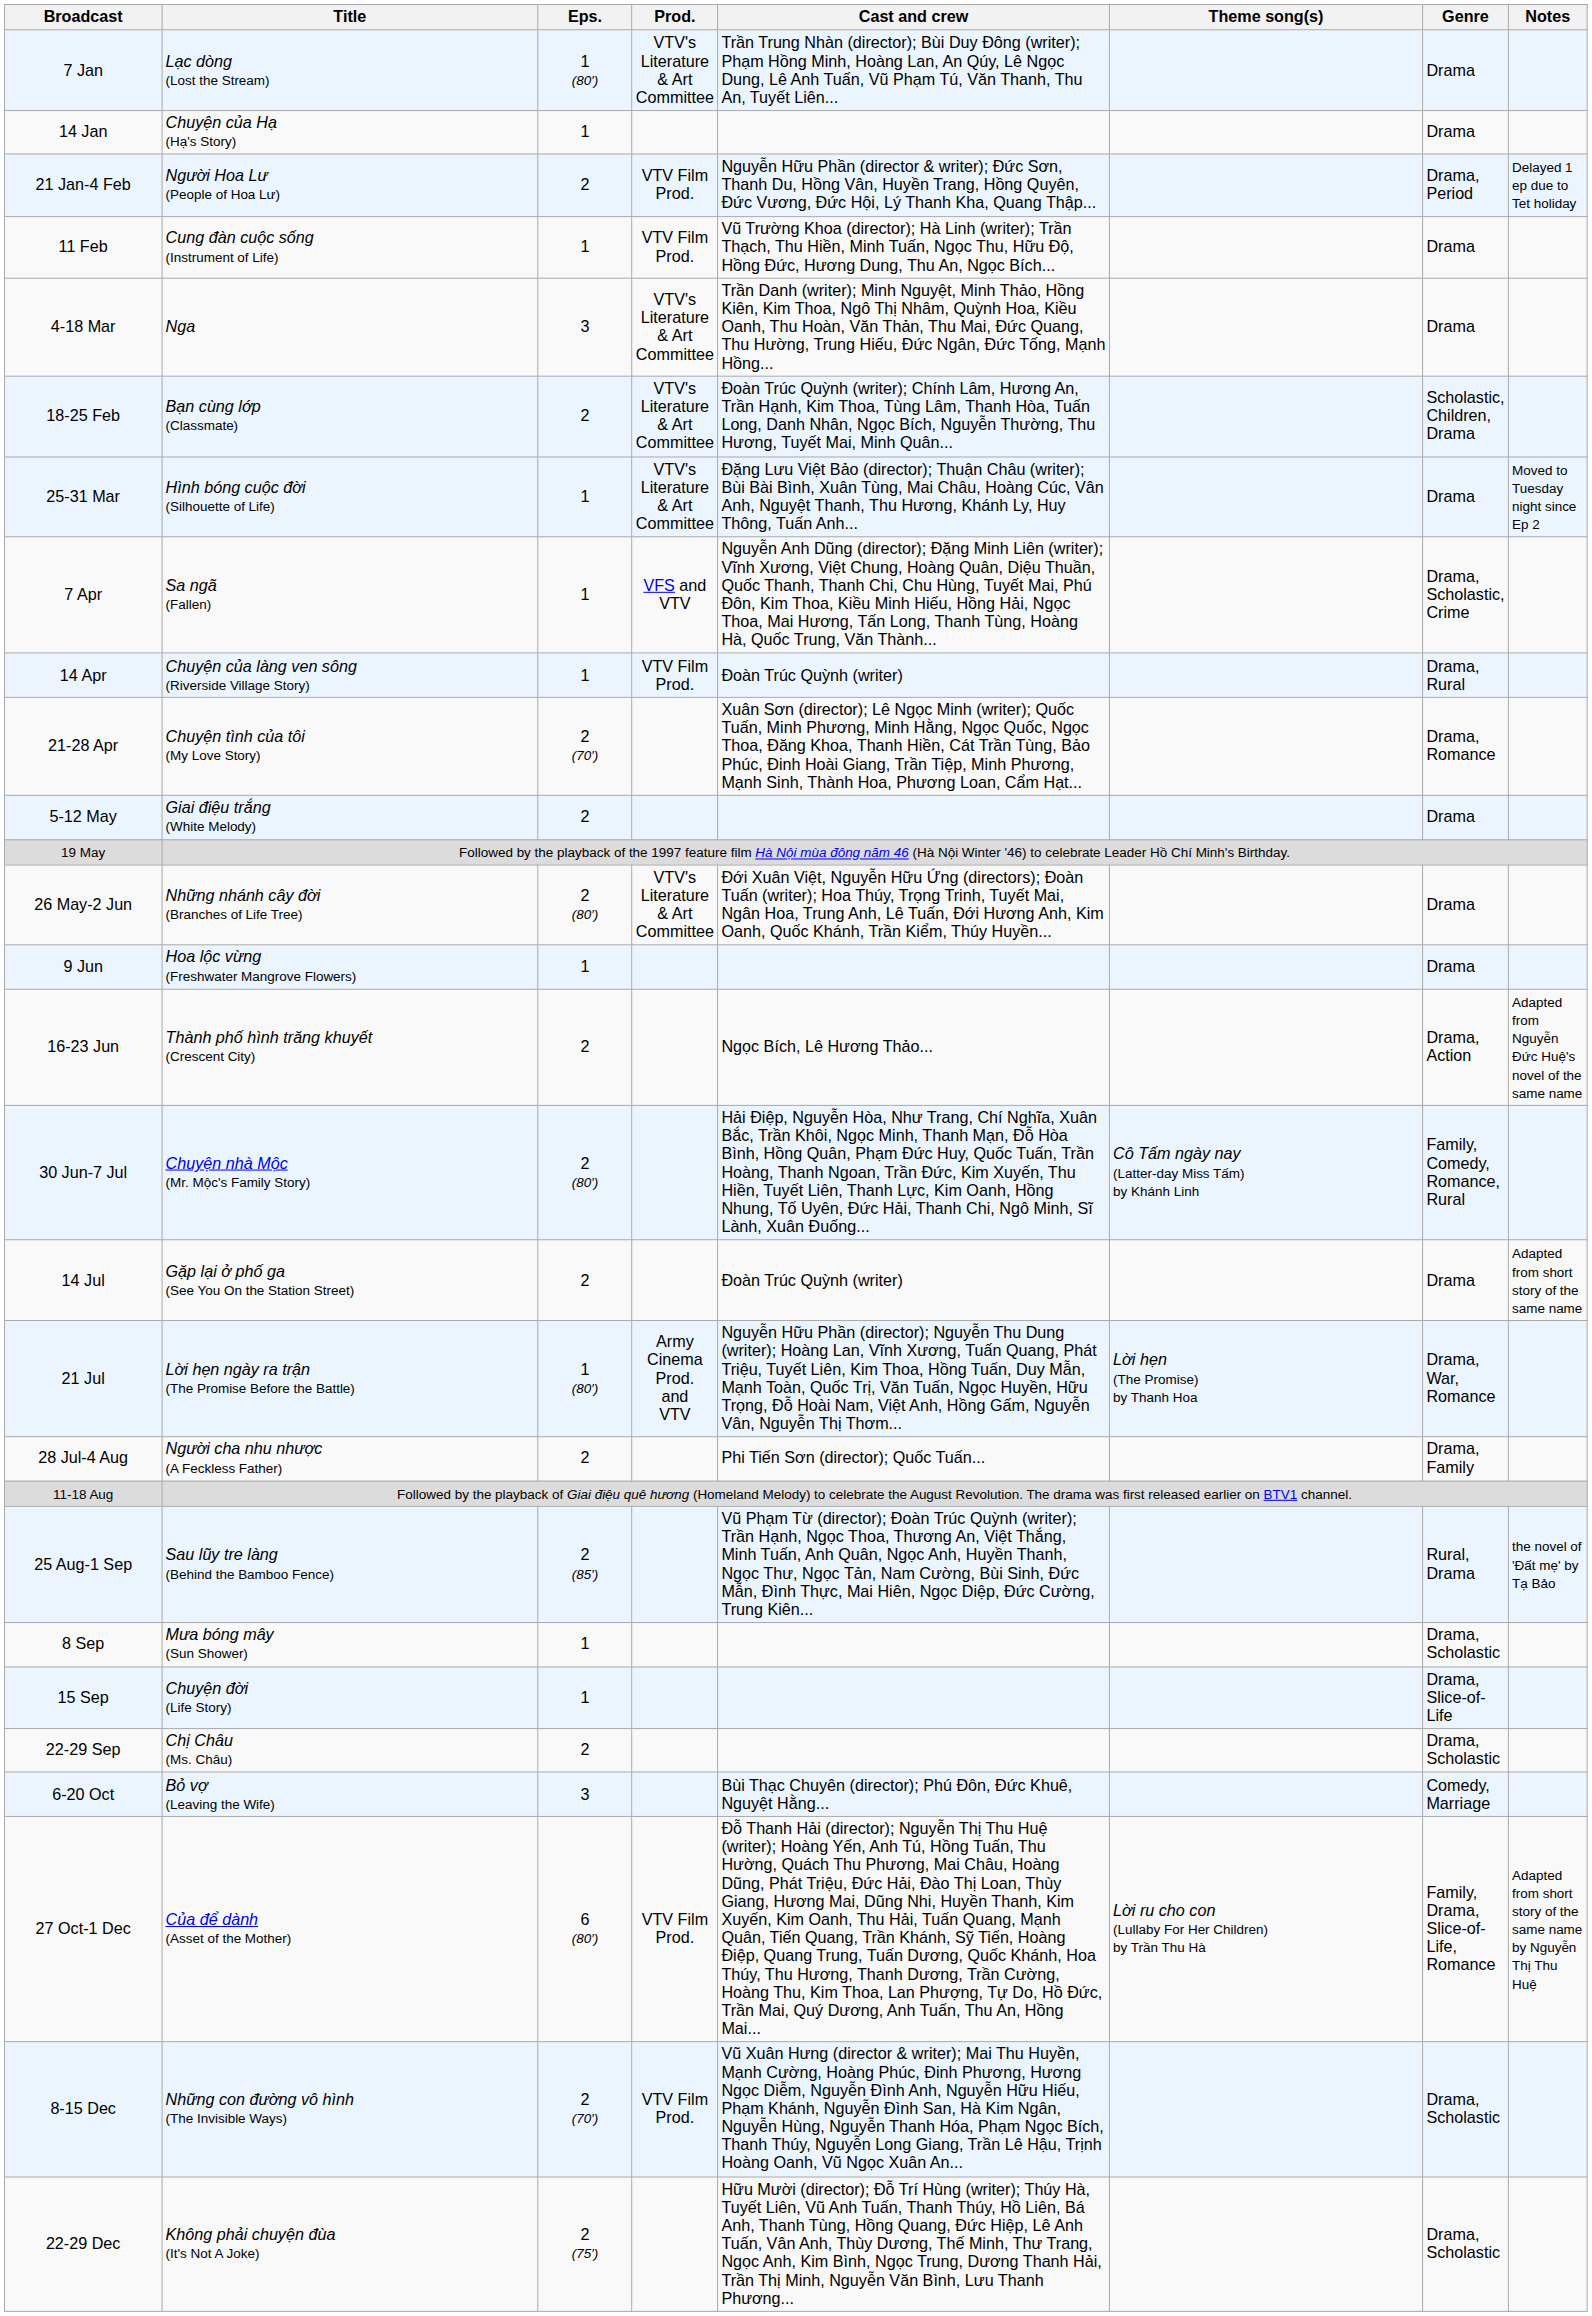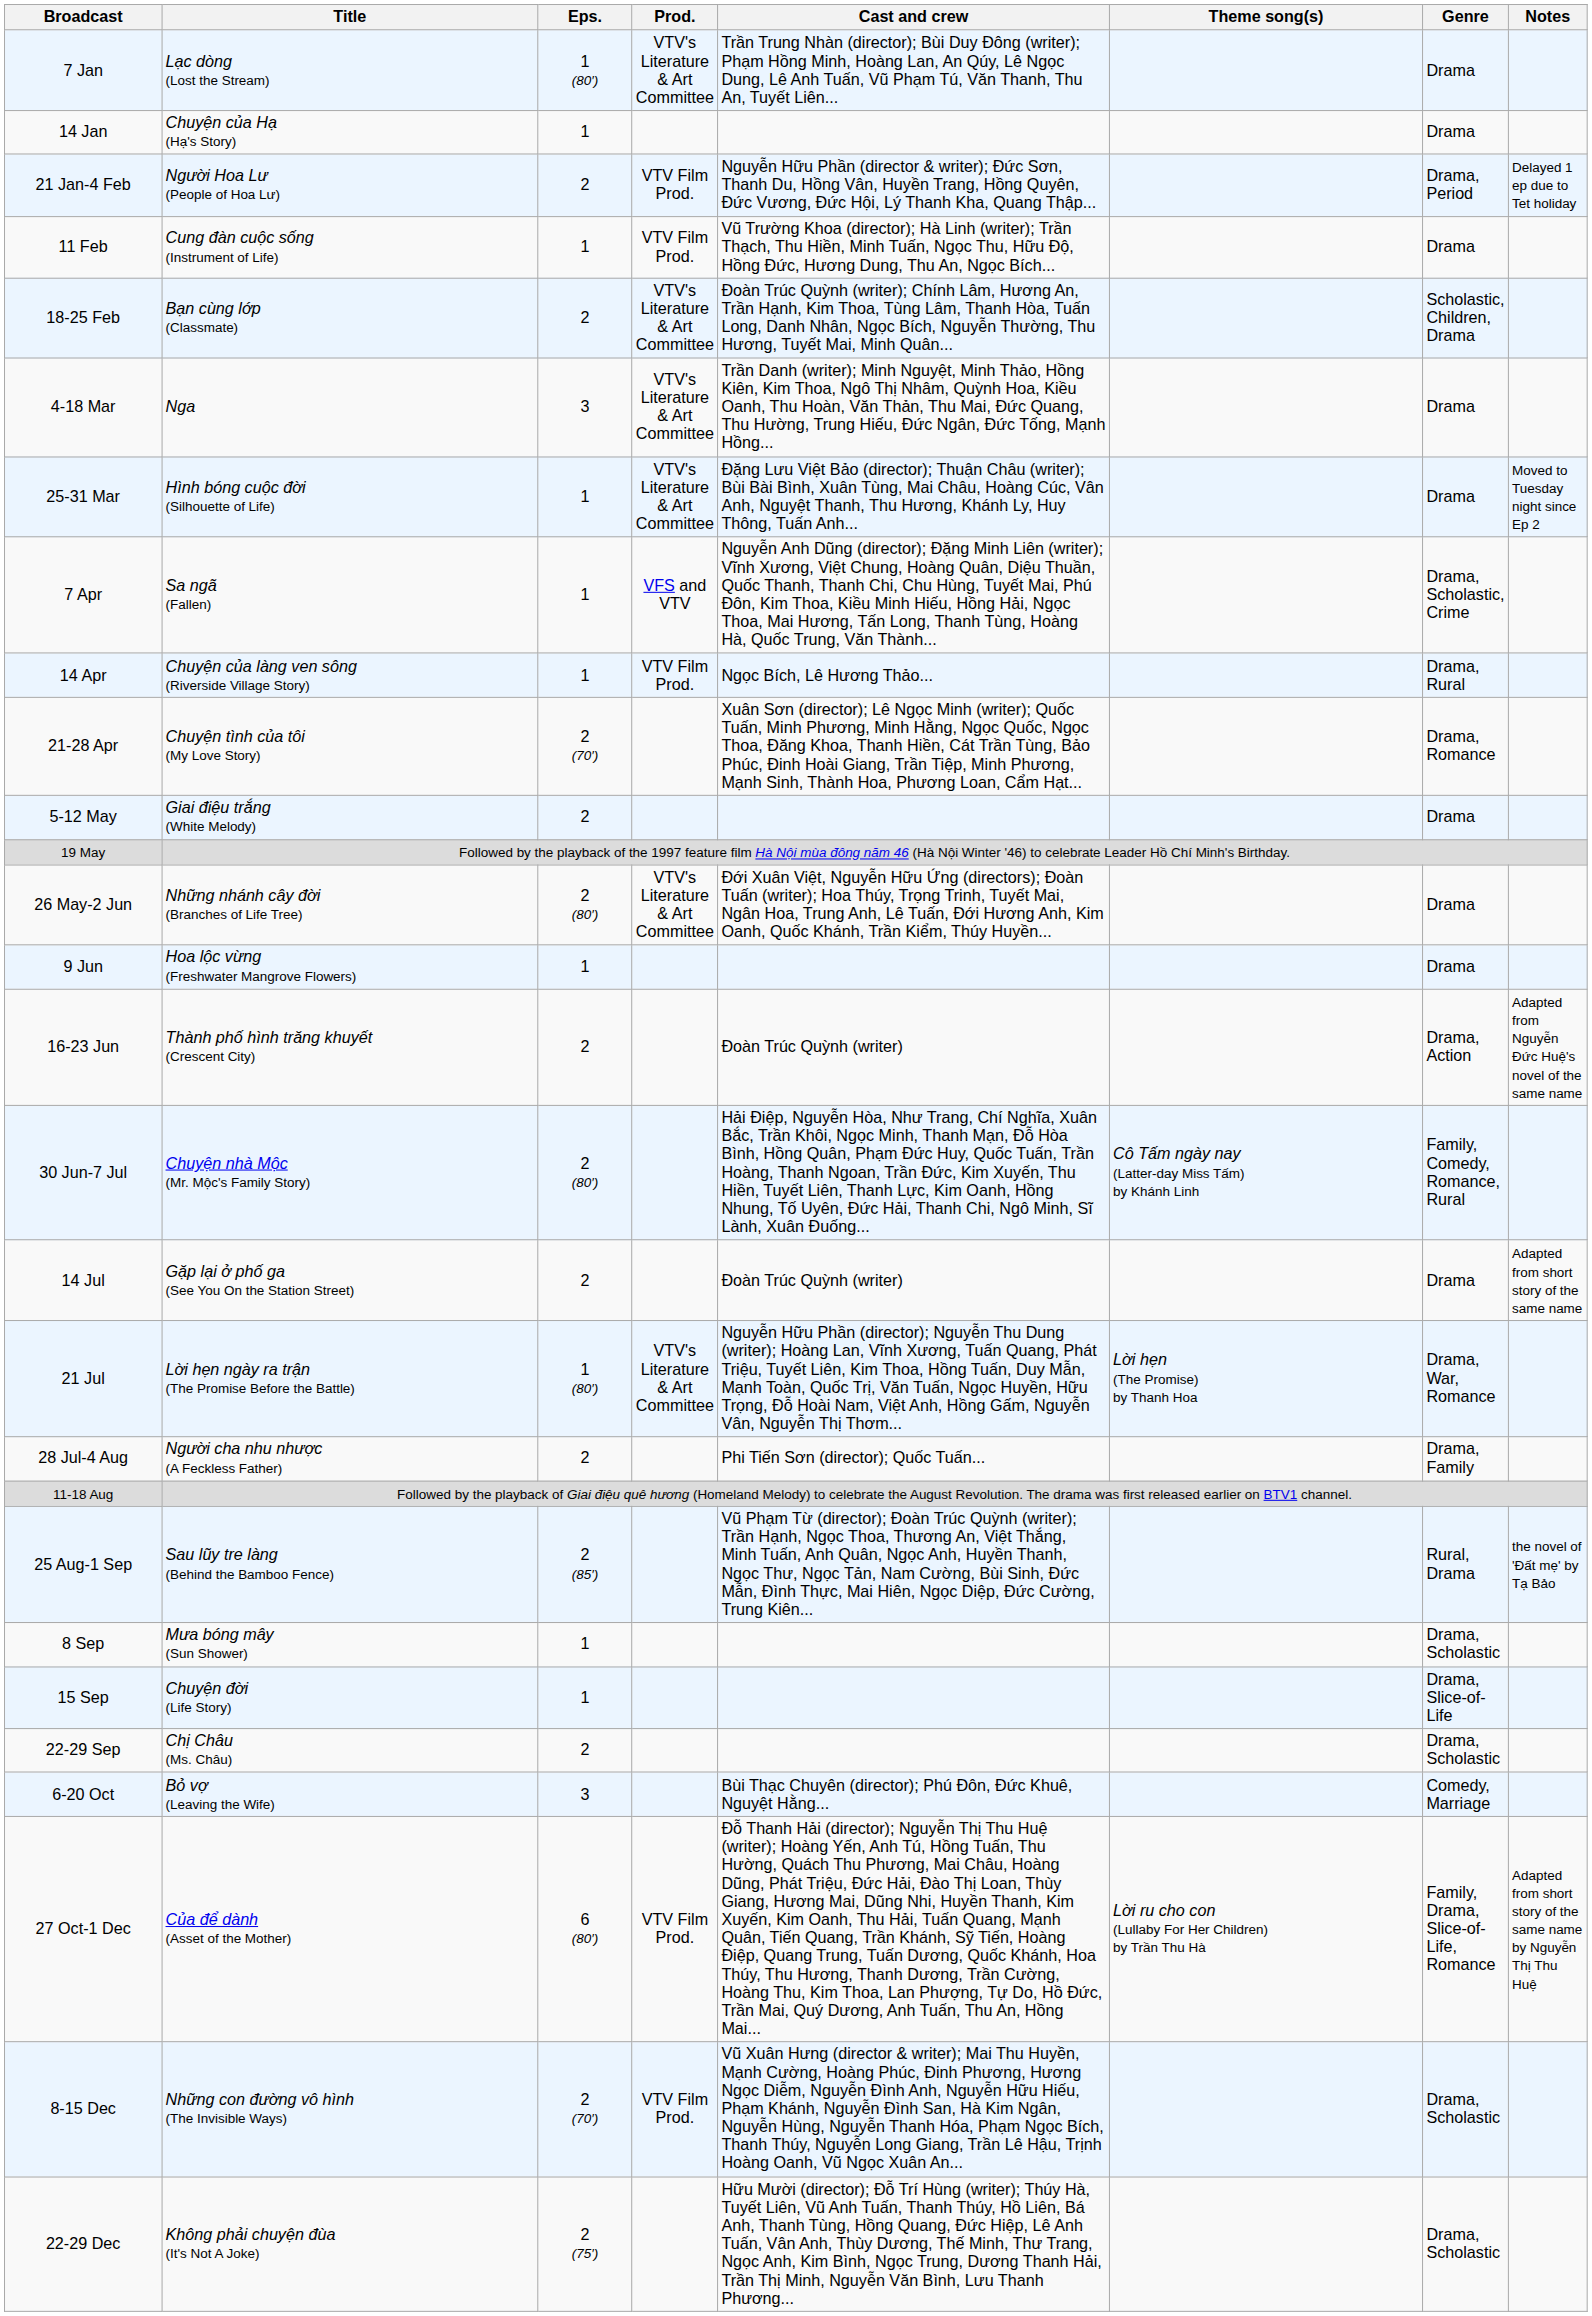rows swapped: (83, 416) <-> (83, 327)
(812, 675) Đoàn Trúc Quỳnh (writer) -> (827, 675) Ngọc Bích, Lê Hương Thảo...
(827, 1047) Ngọc Bích, Lê Hương Thảo... -> (812, 1047) Đoàn Trúc Quỳnh (writer)
(675, 1378) Army Cinema Prod. and VTV -> (675, 1378) VTV's Literature & Art Committee
